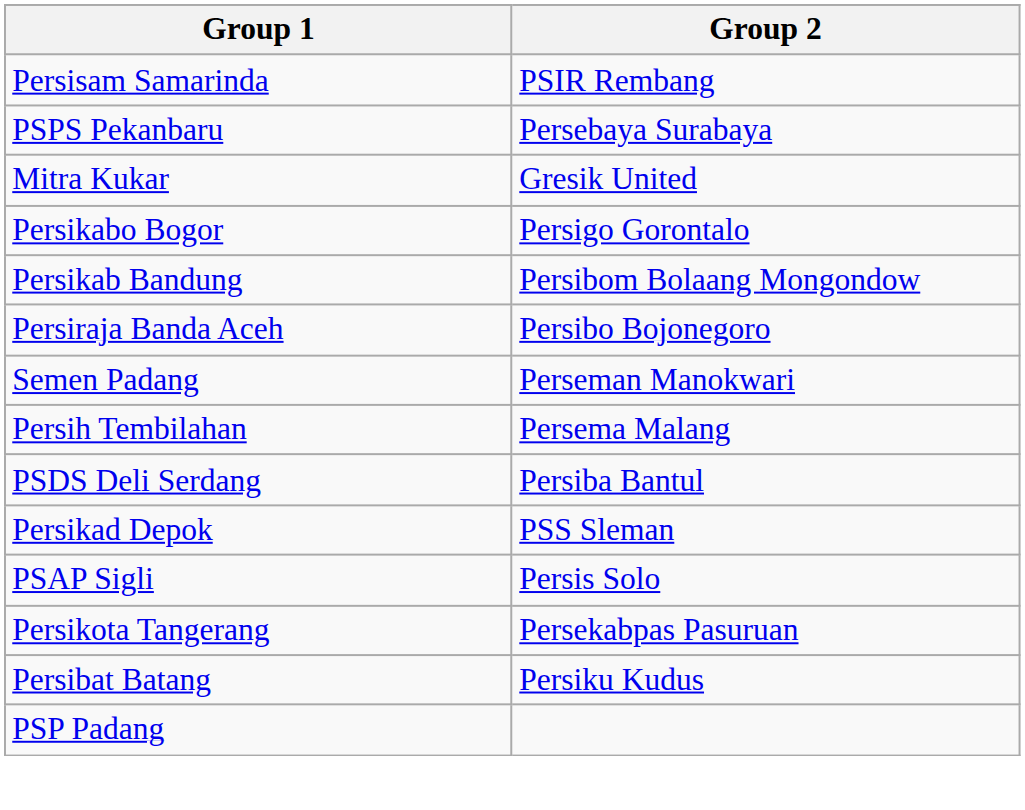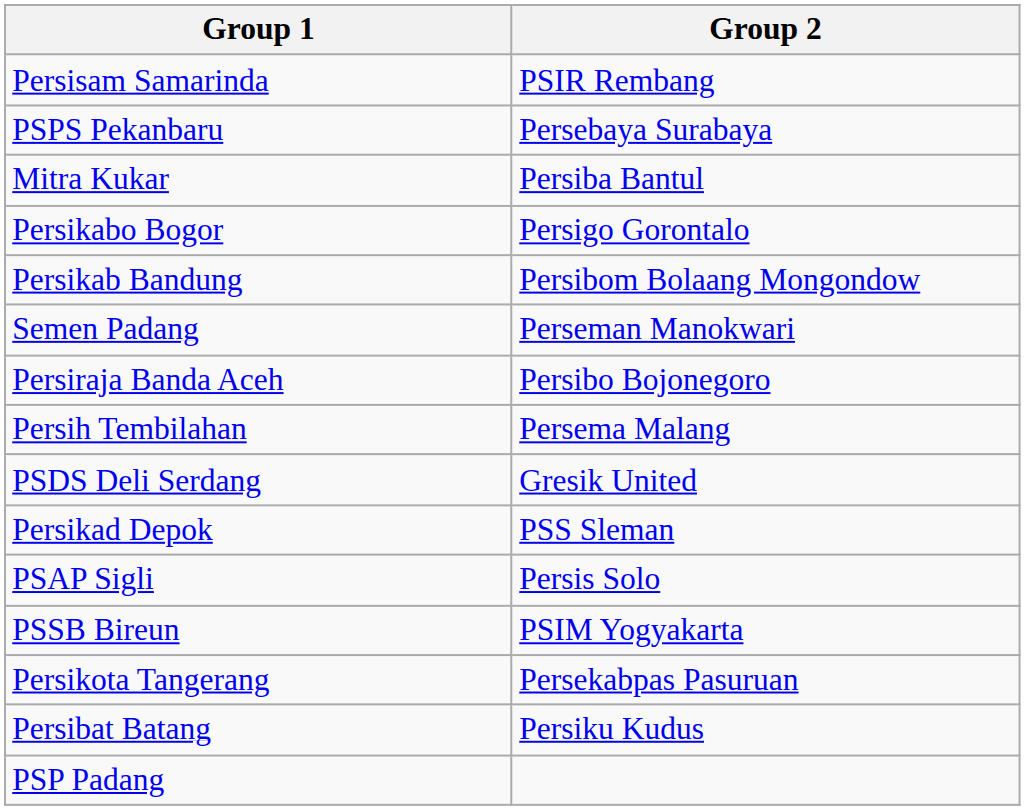(608, 179) Gresik United -> (612, 179) Persiba Bantul
rows swapped: (148, 329) <-> (105, 379)
(612, 479) Persiba Bantul -> (608, 479) Gresik United
+ row: (96, 629)
